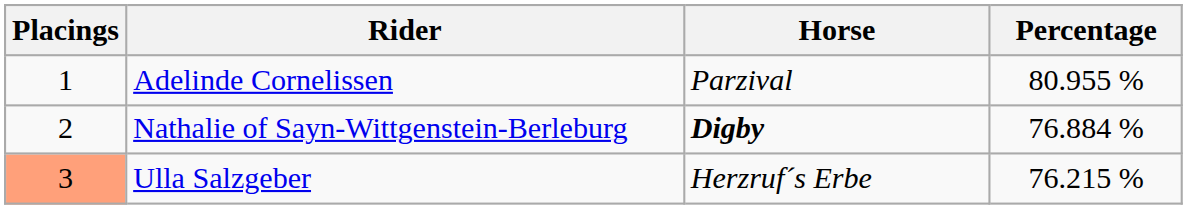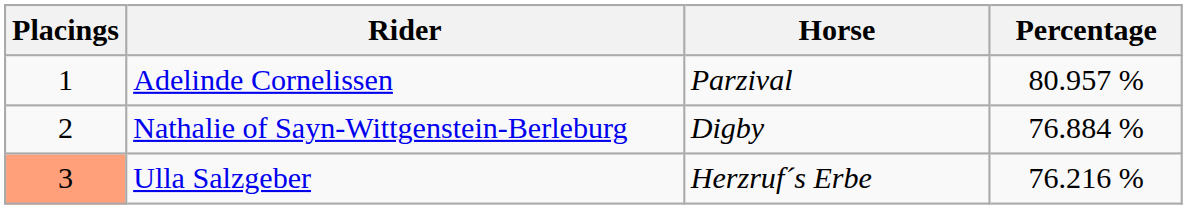(1086, 79) 80.955 % -> (1086, 79) 80.957 %
(727, 128) bold -> (727, 128) normal
(1086, 178) 76.215 % -> (1086, 178) 76.216 %
